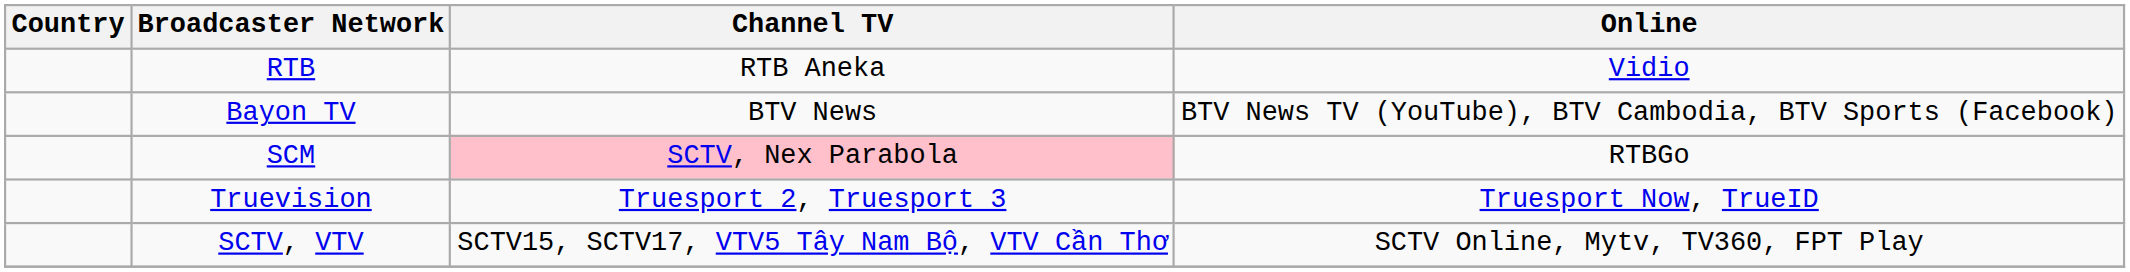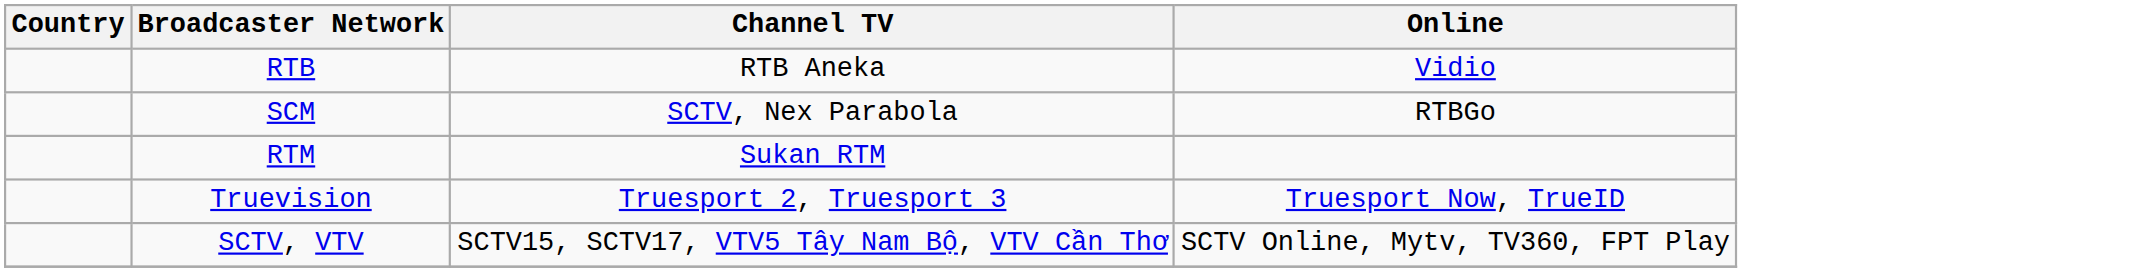- row: (291, 114)
(813, 158) pink background -> (813, 114) no background
+ row: (291, 158)
